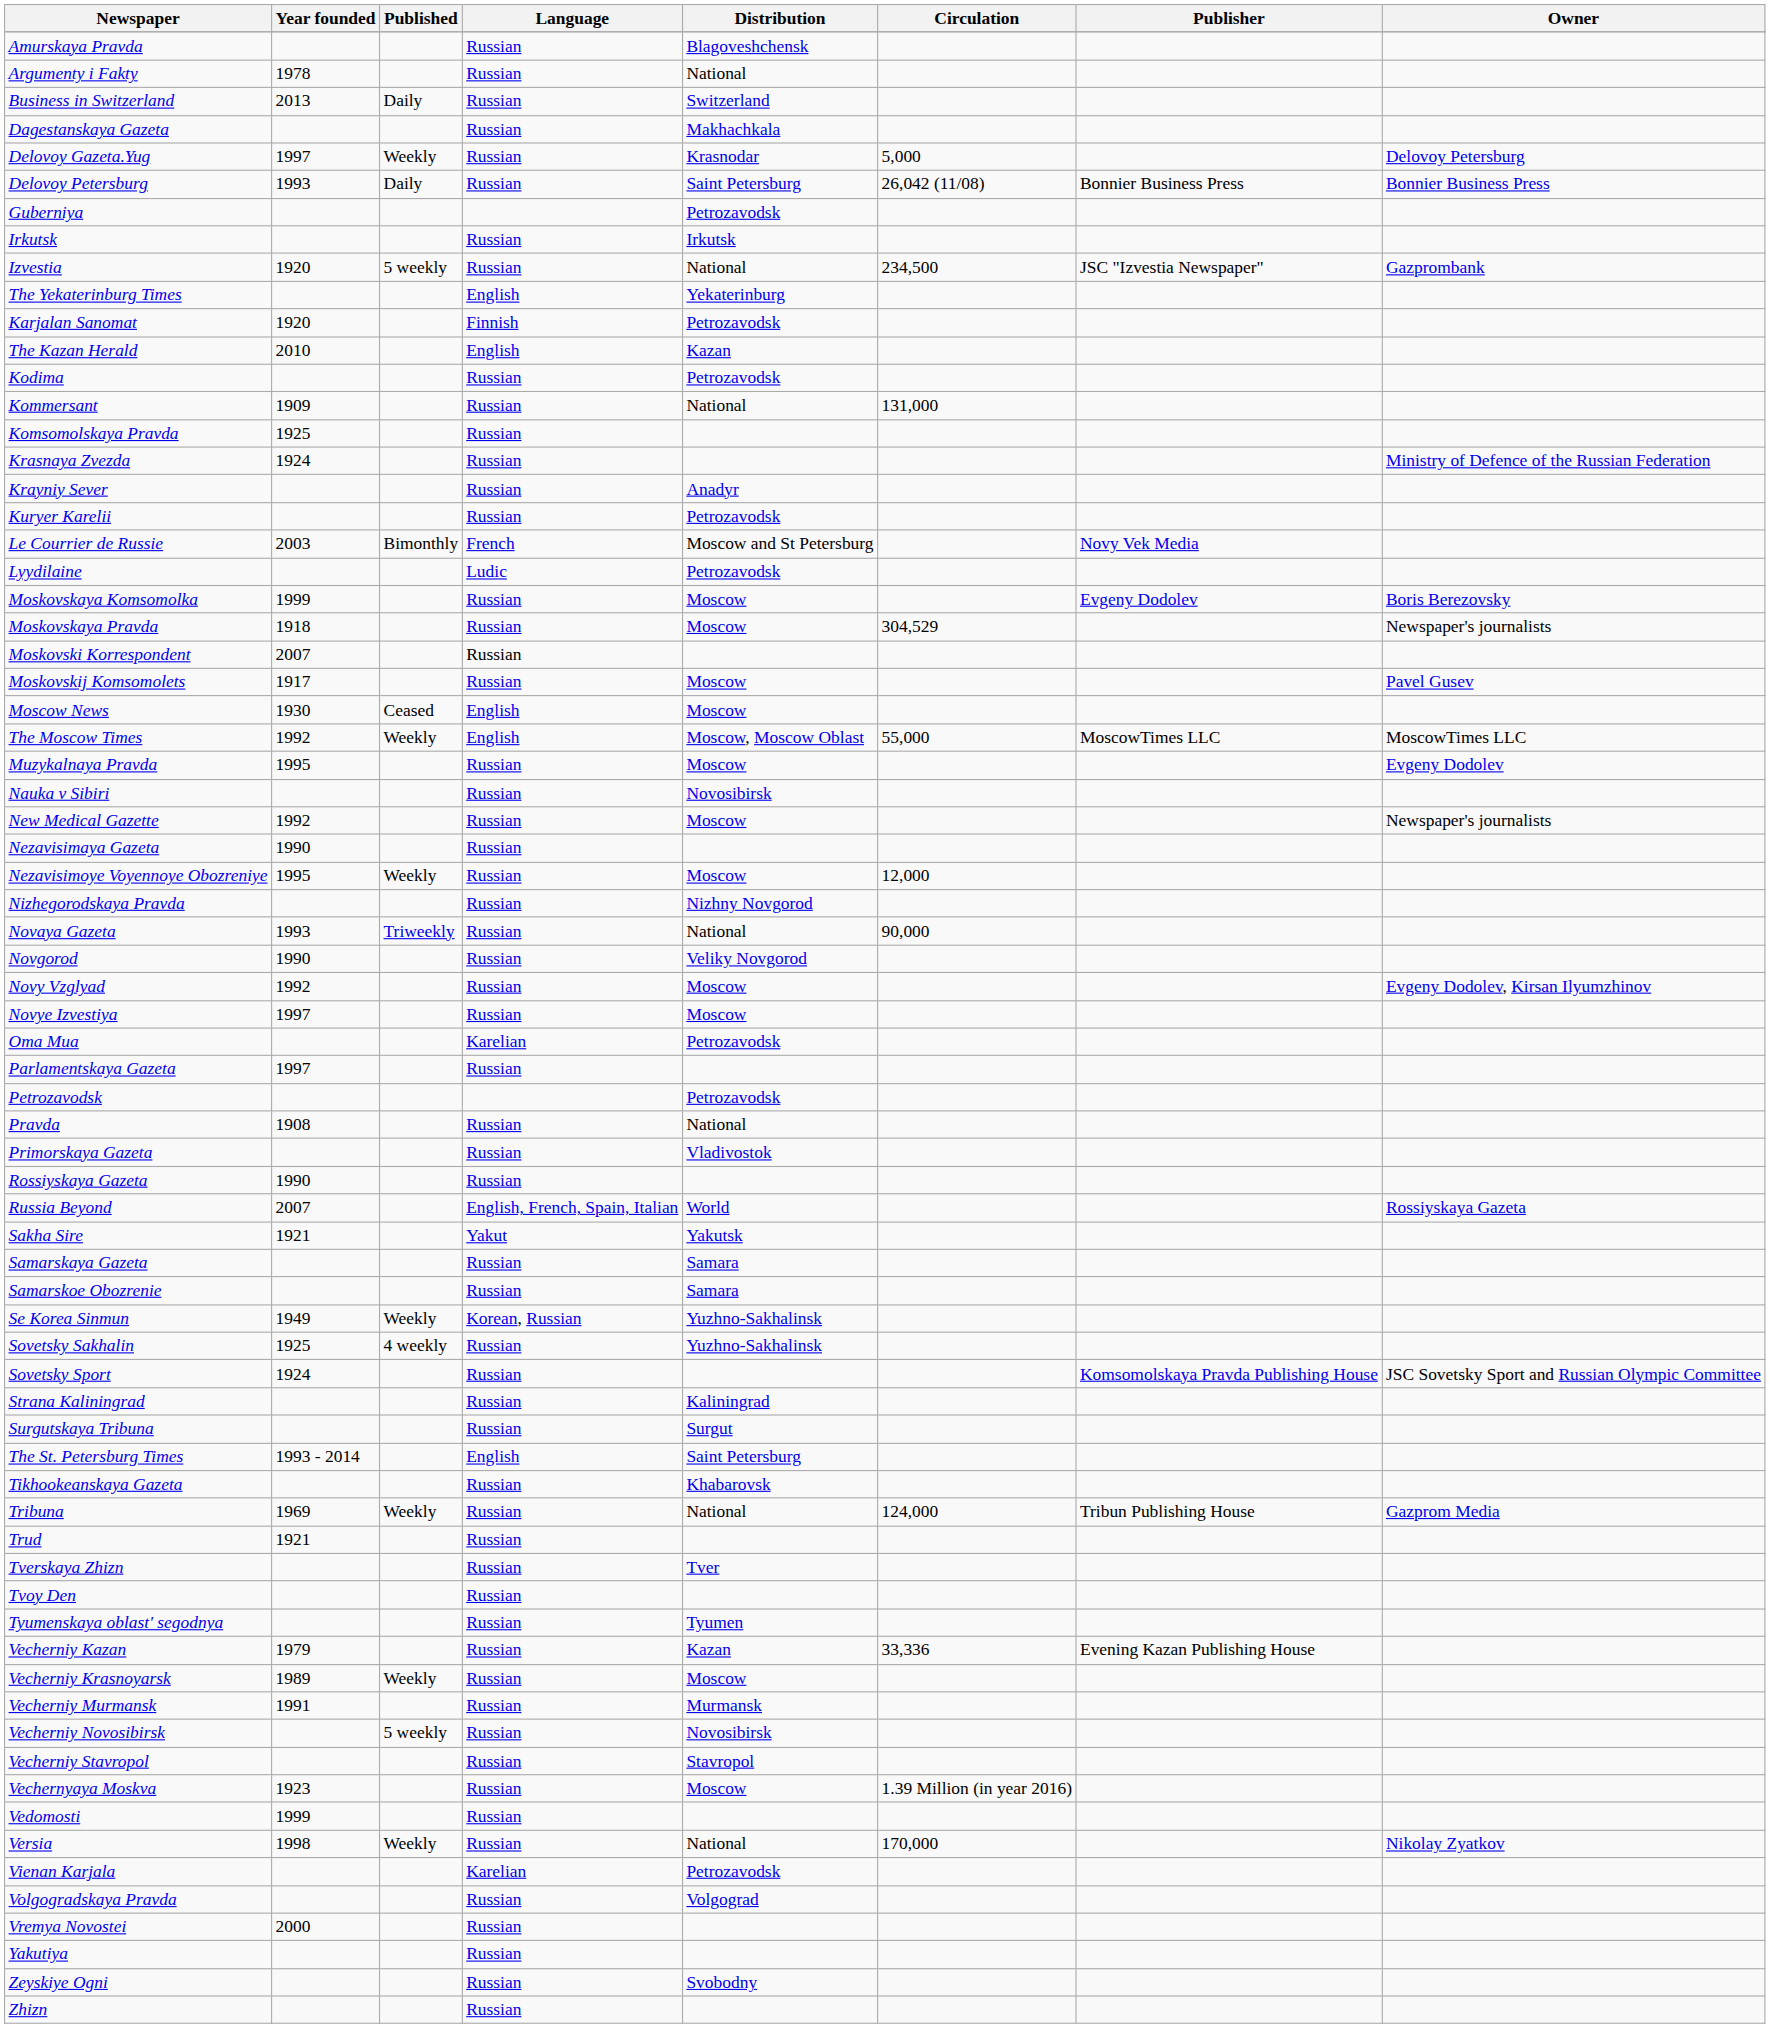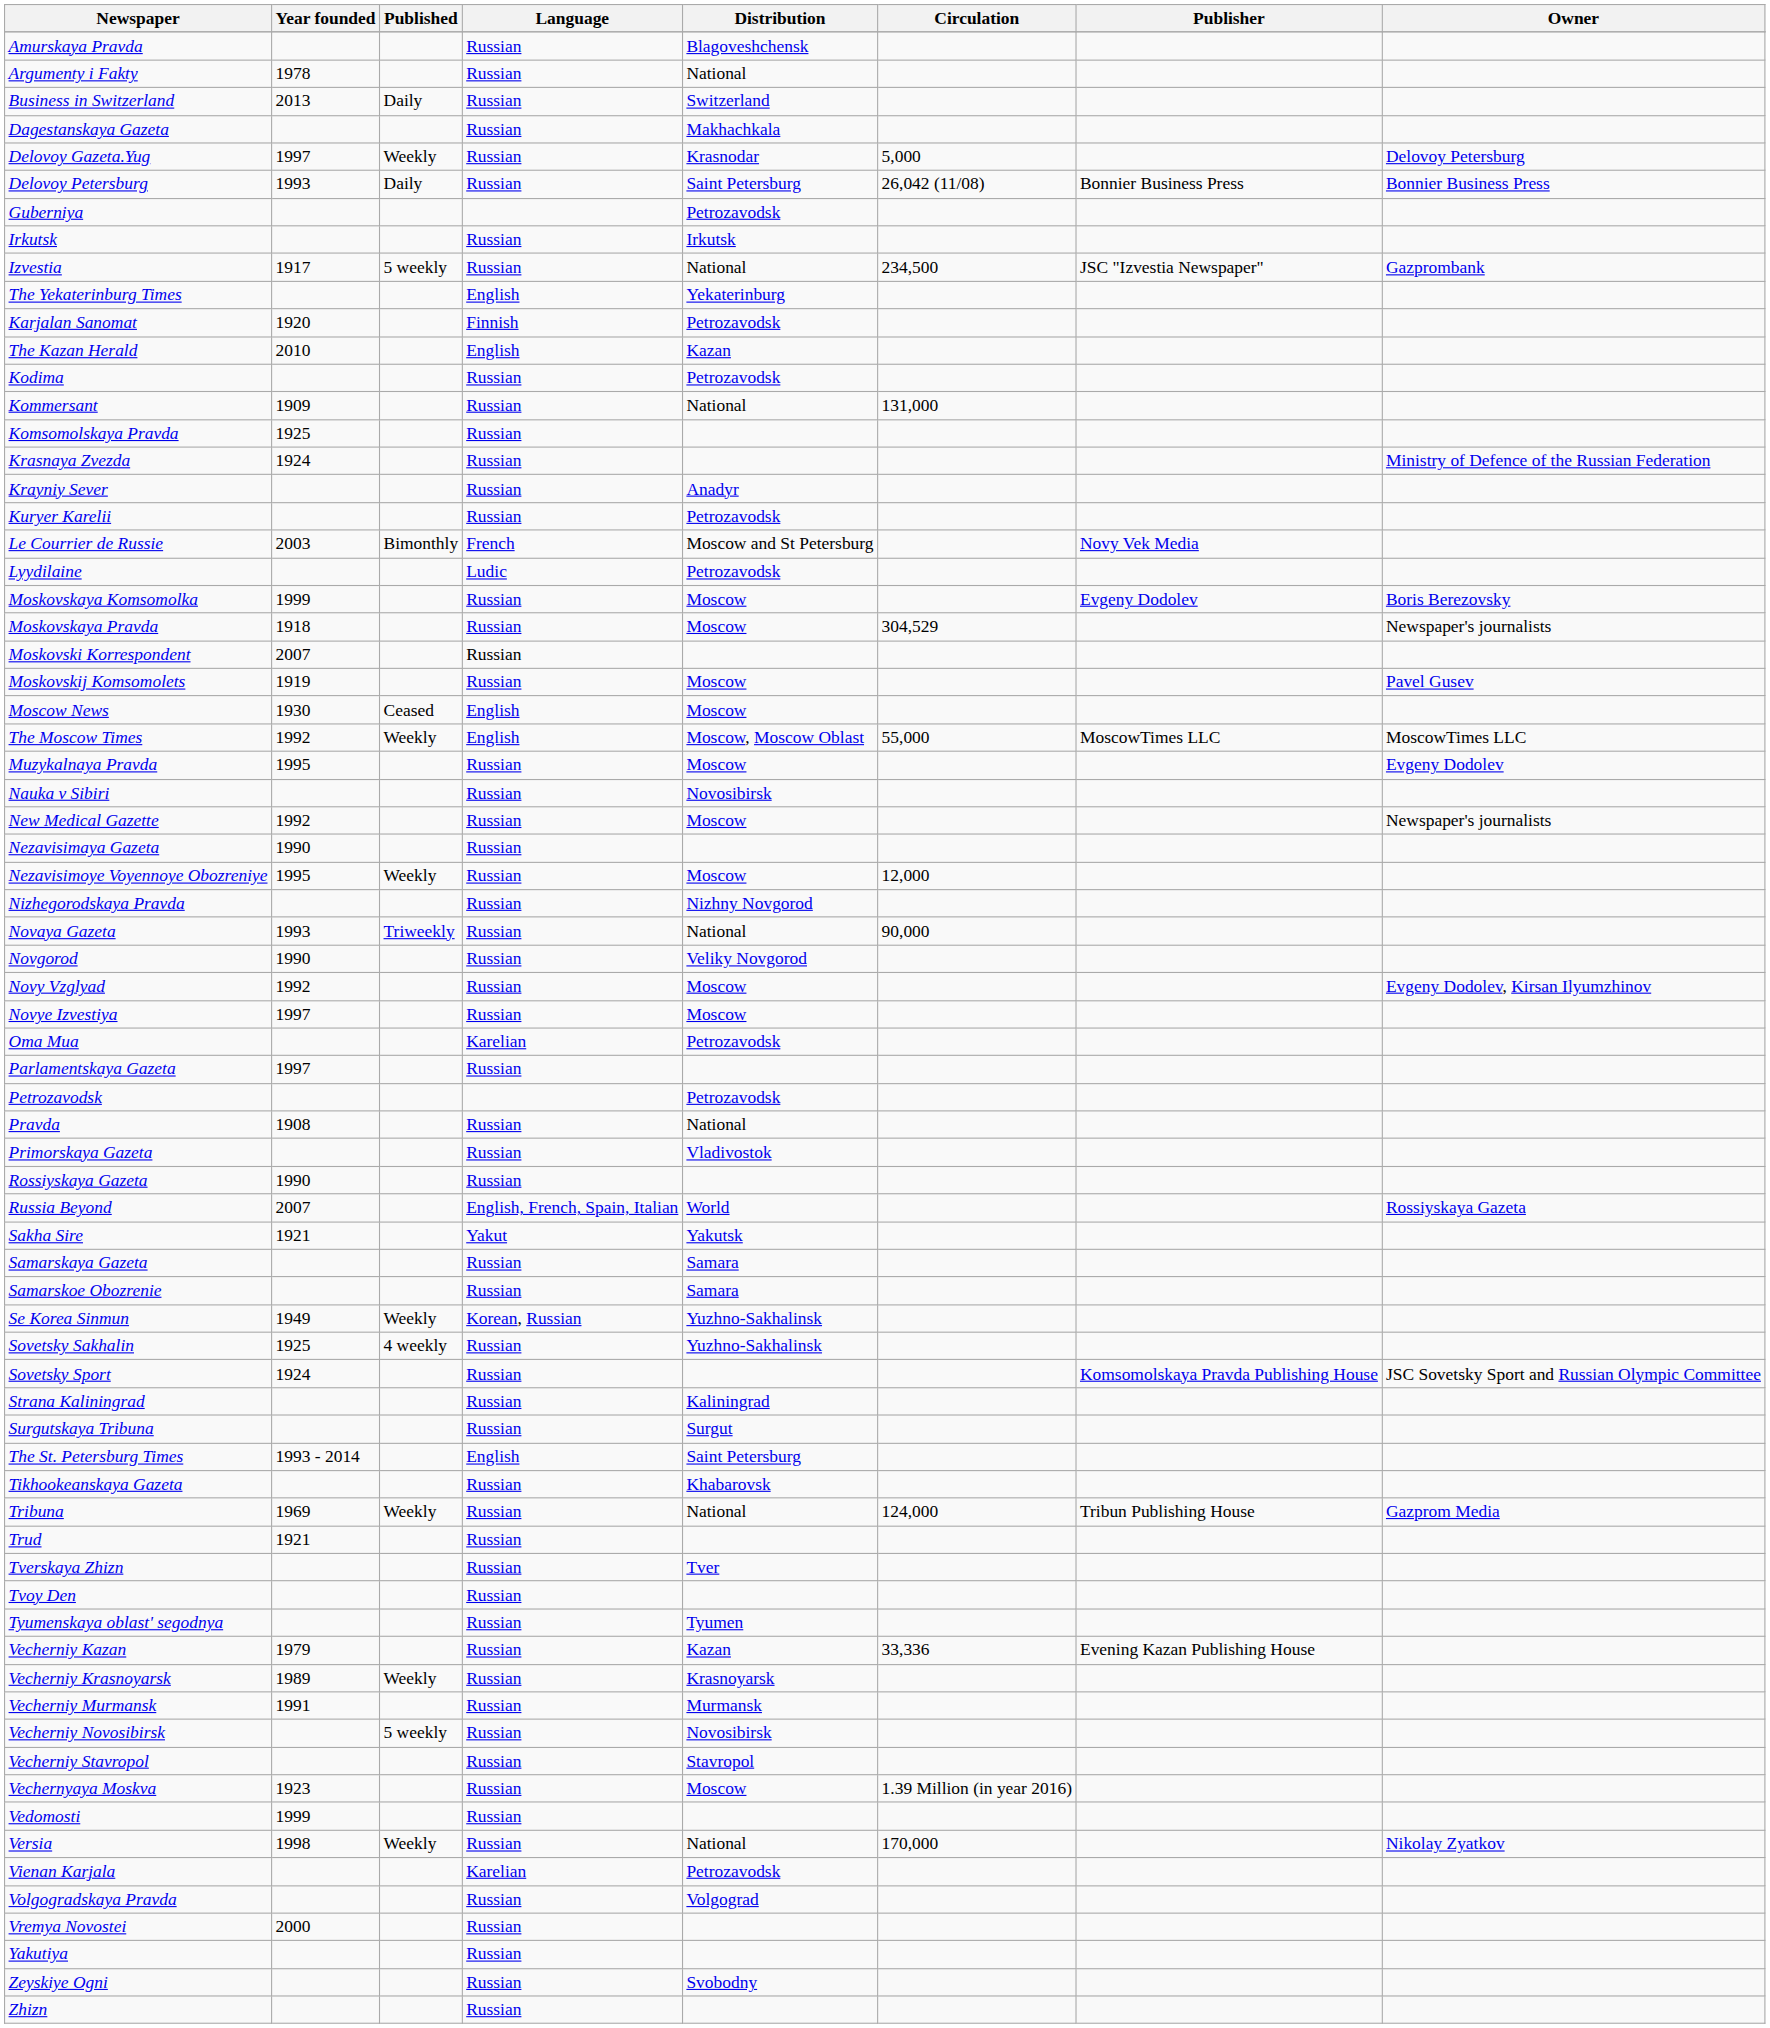(293, 267) 1920 -> (293, 267) 1917
(293, 682) 1917 -> (293, 682) 1919
(716, 1677) Moscow -> (730, 1677) Krasnoyarsk
